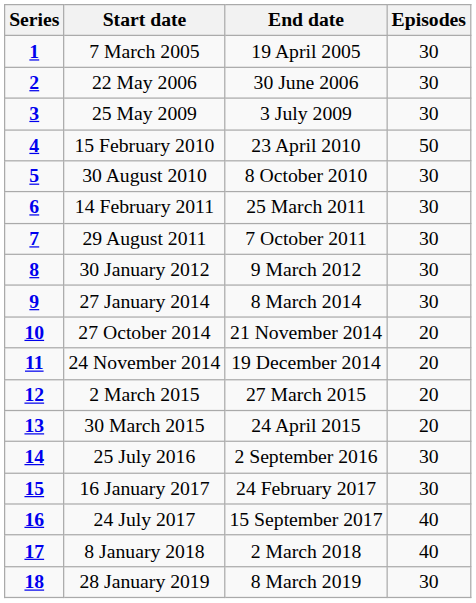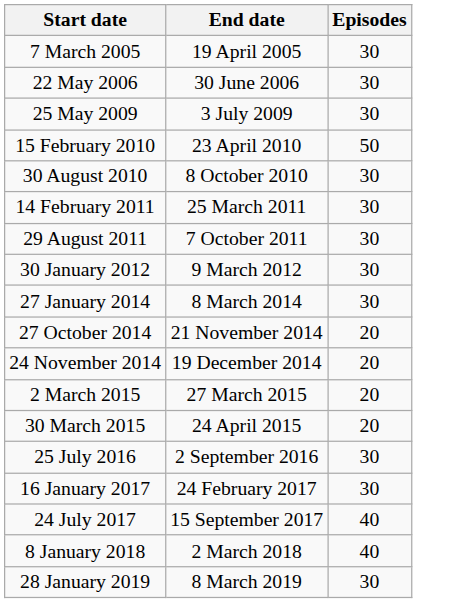- column: (34, 20)
